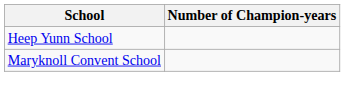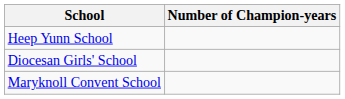+ row: (72, 60)
